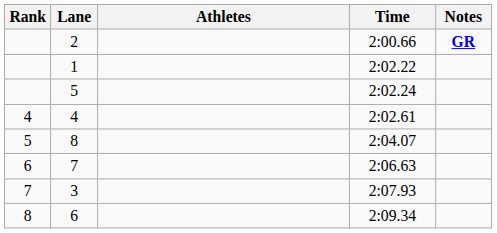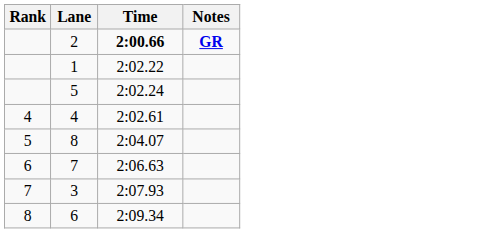- column: (223, 16)
(392, 41) normal -> (140, 41) bold
